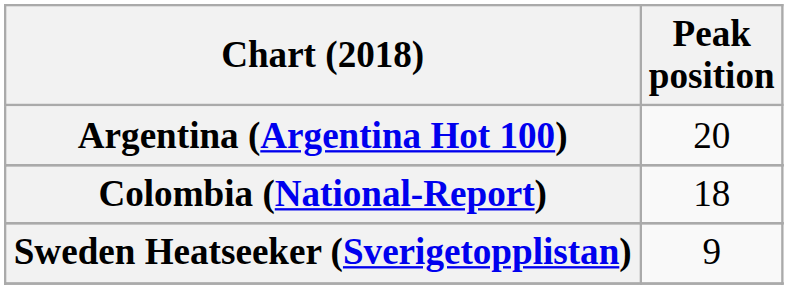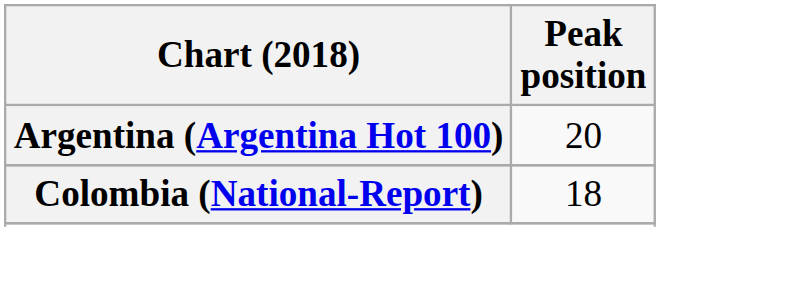- row: (323, 252)
